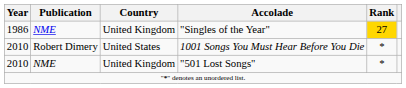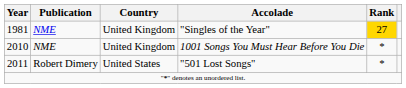(18, 30) 1986 -> (18, 30) 1981
(65, 47) Robert Dimery -> (45, 47) NME
(131, 47) United States -> (139, 47) United Kingdom
(18, 64) 2010 -> (18, 64) 2011
(45, 64) NME -> (65, 64) Robert Dimery
(139, 64) United Kingdom -> (131, 64) United States
